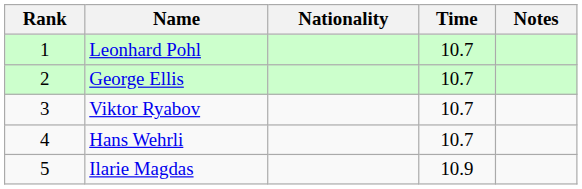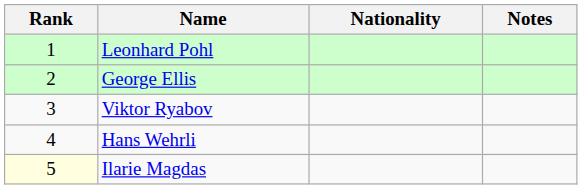- column: (457, 19)
(45, 169) no background -> (51, 169) lightyellow background
